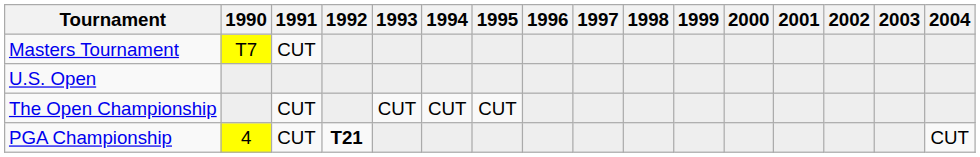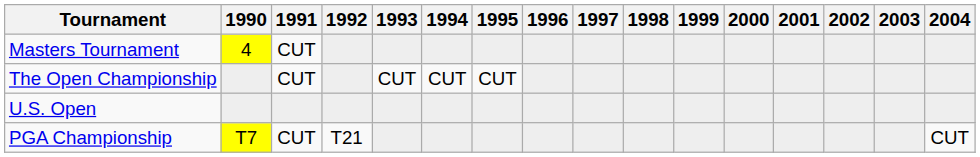(246, 49) T7 -> (246, 49) 4
rows swapped: (53, 79) <-> (113, 108)
(246, 138) 4 -> (246, 138) T7
(347, 138) bold -> (347, 138) normal
